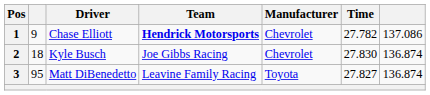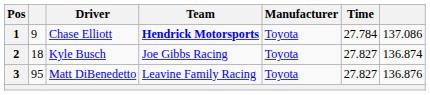(289, 34) Chevrolet -> (281, 34) Toyota
(360, 34) 27.782 -> (360, 34) 27.784
(289, 54) Chevrolet -> (281, 54) Toyota
(360, 54) 27.830 -> (360, 54) 27.827
(402, 74) 136.874 -> (402, 74) 136.876
